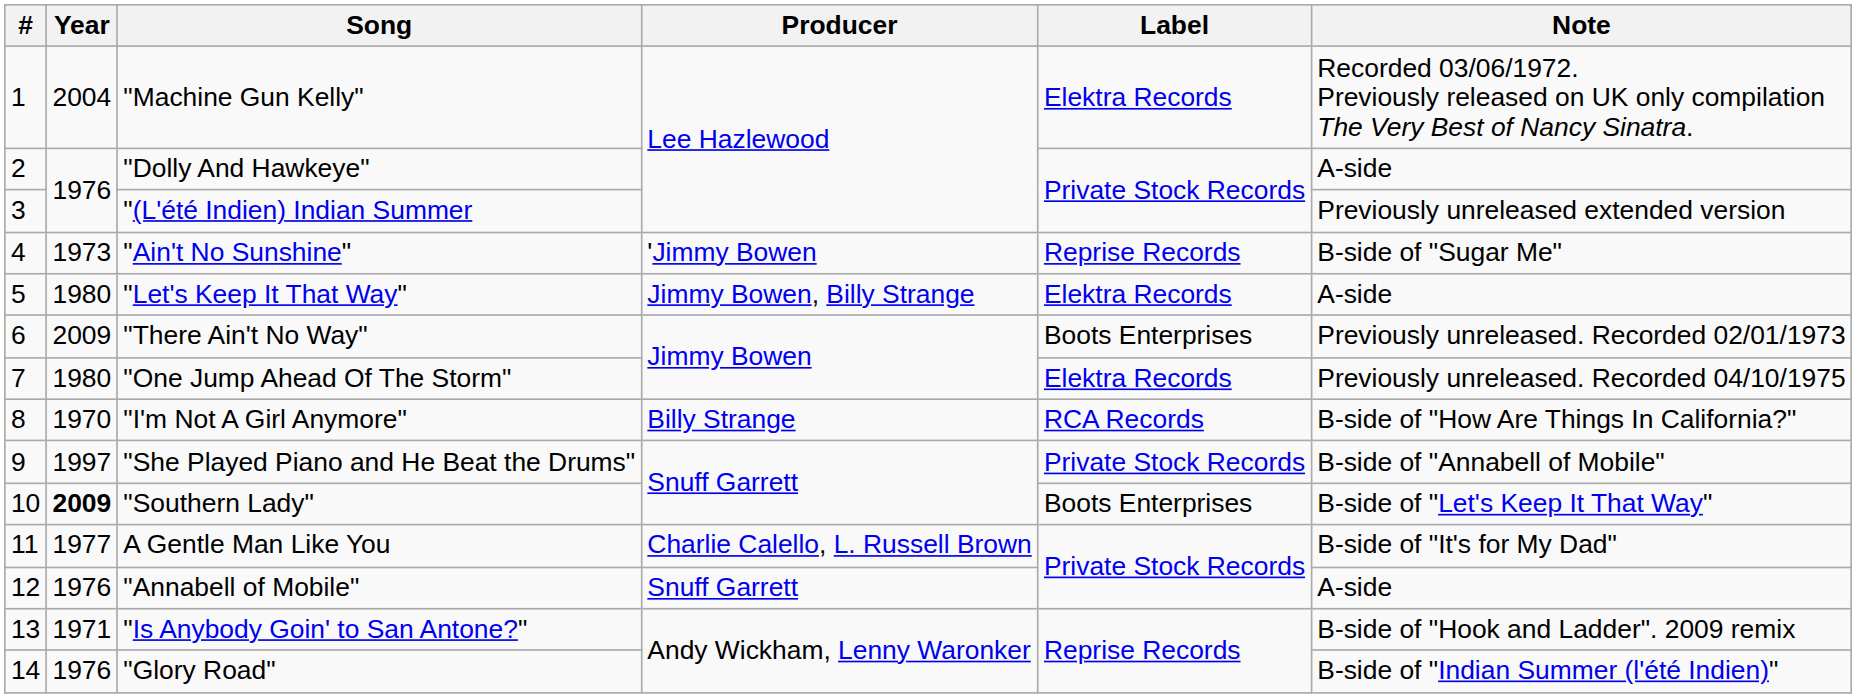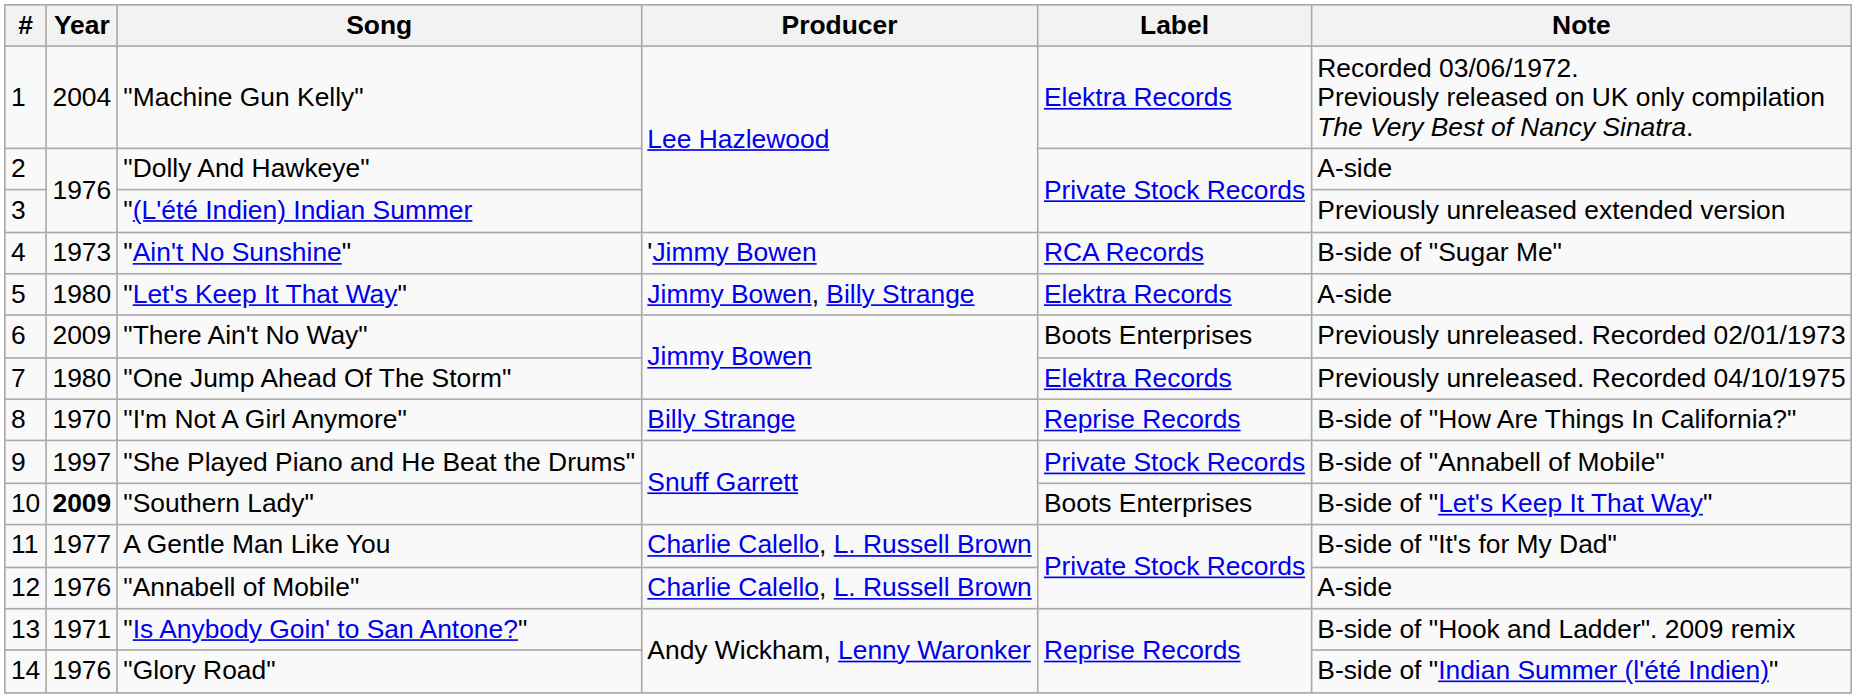(1142, 252) Reprise Records -> (1124, 252) RCA Records
(1124, 419) RCA Records -> (1142, 419) Reprise Records
(723, 587) Snuff Garrett -> (840, 587) Charlie Calello, L. Russell Brown
